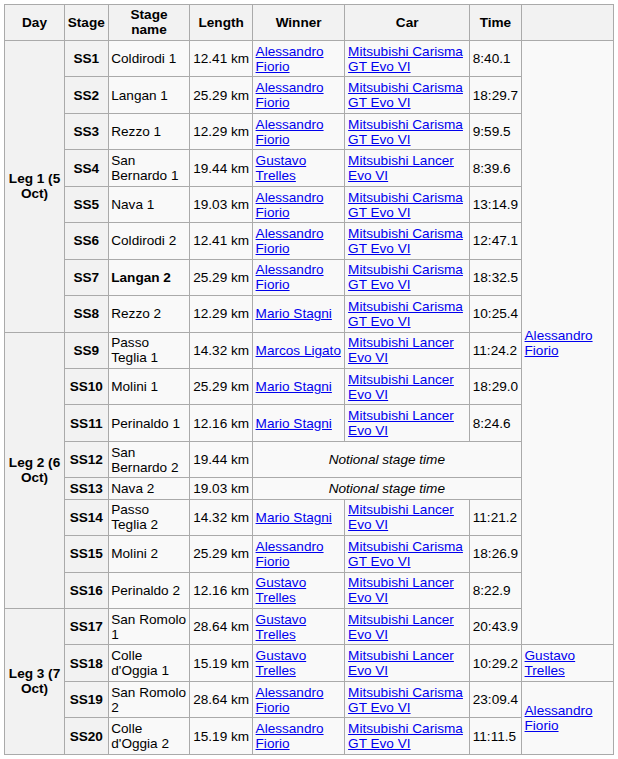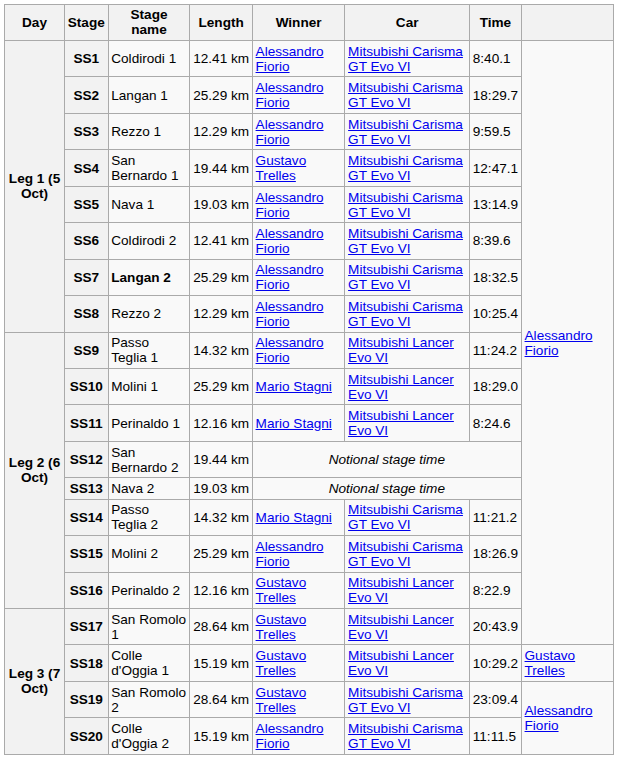(401, 168) Mitsubishi Lancer Evo VI -> (406, 168) Mitsubishi Carisma GT Evo VI
(492, 168) 8:39.6 -> (495, 168) 12:47.1
(495, 241) 12:47.1 -> (492, 241) 8:39.6
(294, 314) Mario Stagni -> (290, 314) Alessandro Fiorio
(298, 350) Marcos Ligato -> (290, 350) Alessandro Fiorio
(401, 517) Mitsubishi Lancer Evo VI -> (406, 517) Mitsubishi Carisma GT Evo VI
(290, 700) Alessandro Fiorio -> (281, 700) Gustavo Trelles
